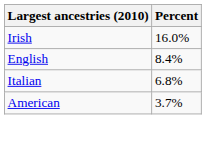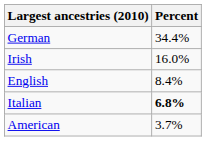+ row: (29, 37)
(169, 81) normal -> (170, 103) bold
